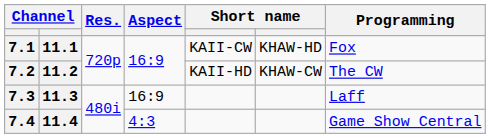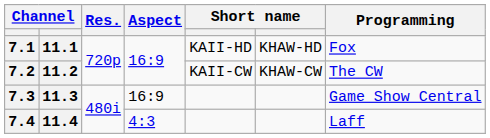(221, 48) KAII-CW -> (221, 48) KAII-HD
(221, 73) KAII-HD -> (221, 73) KAII-CW
(347, 97) Laff -> (405, 97) Game Show Central
(405, 121) Game Show Central -> (347, 121) Laff
